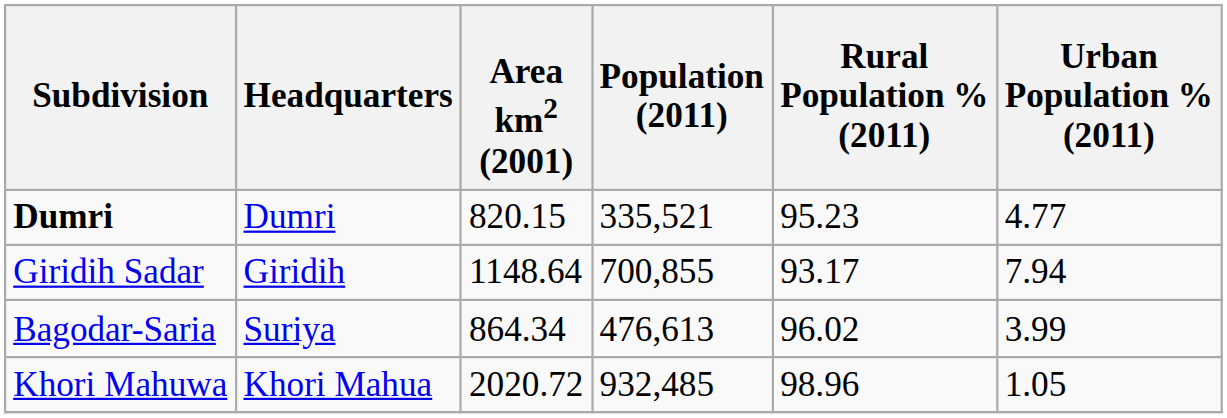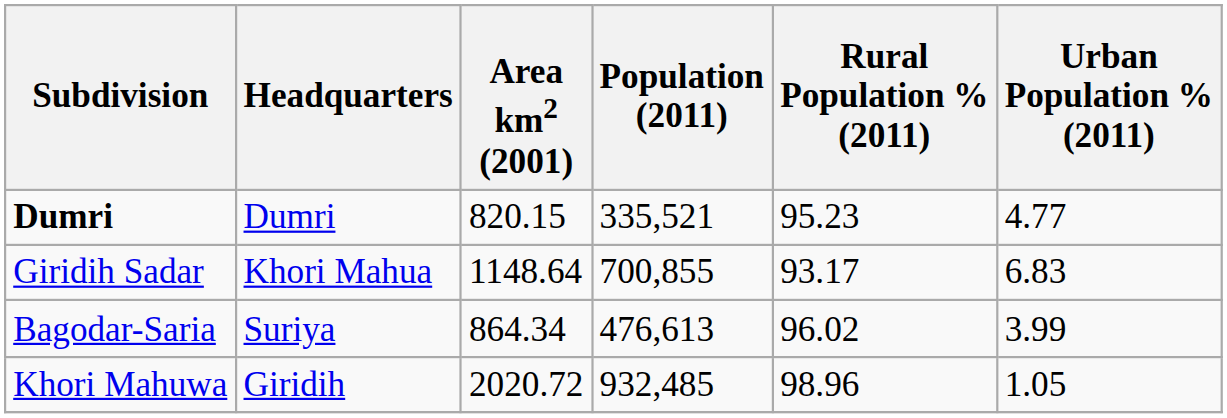(294, 272) Giridih -> (338, 272) Khori Mahua
(1035, 272) 7.94 -> (1035, 272) 6.83
(338, 384) Khori Mahua -> (294, 384) Giridih
